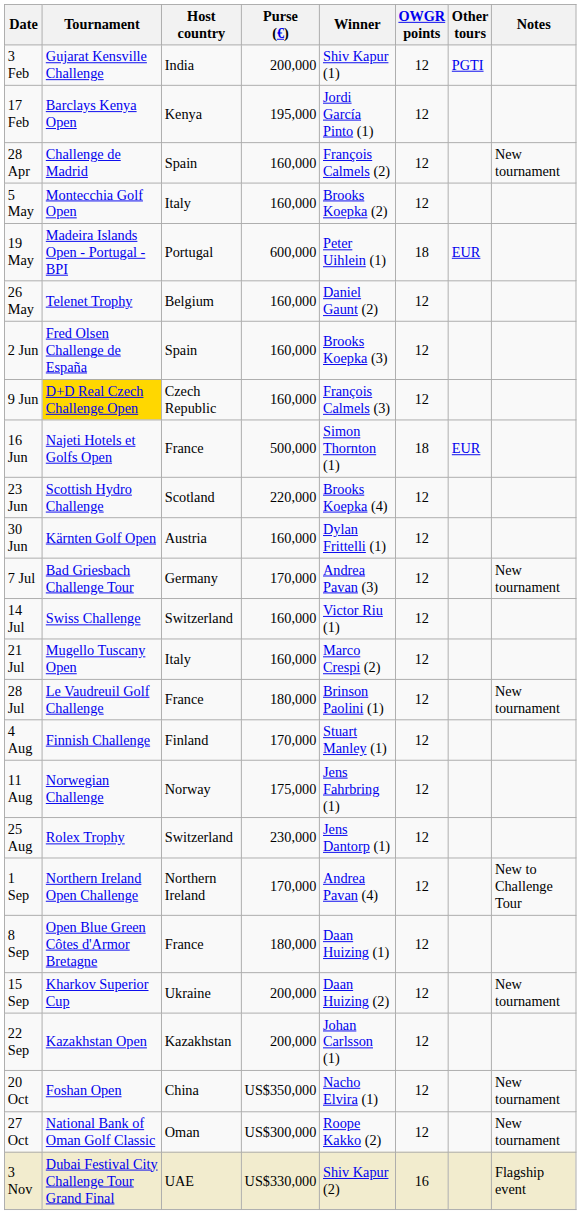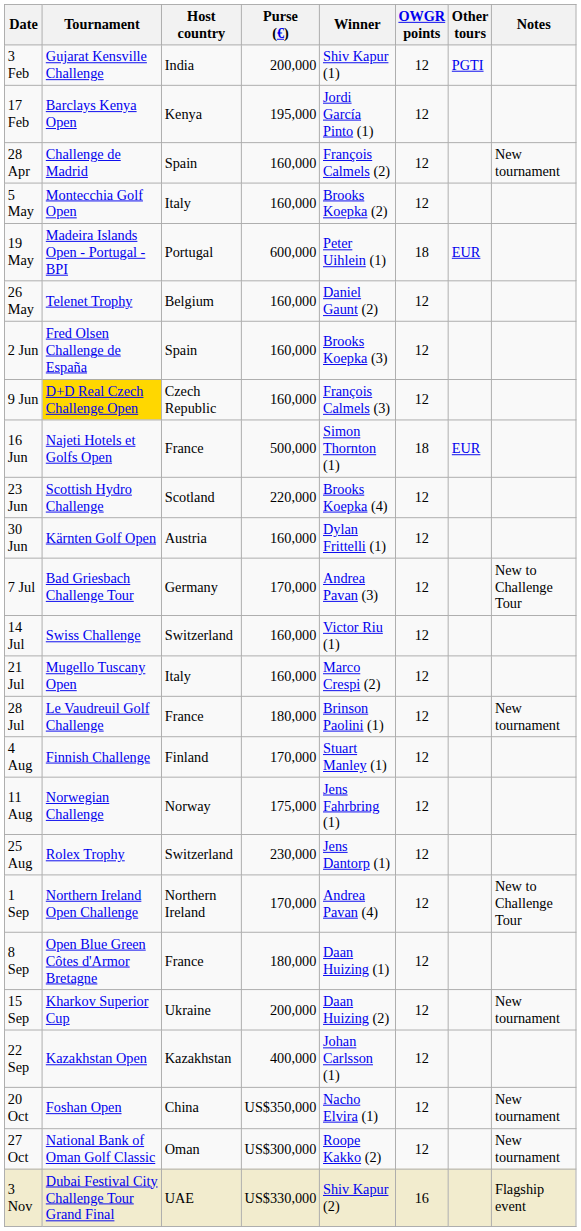(527, 578) New tournament -> (524, 586) New to Challenge Tour
(293, 1042) 200,000 -> (293, 1059) 400,000
